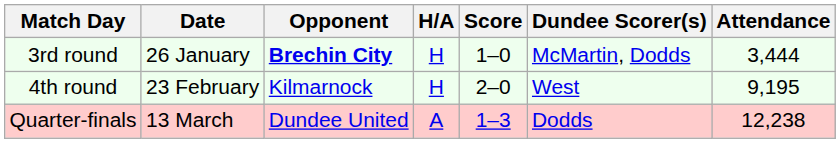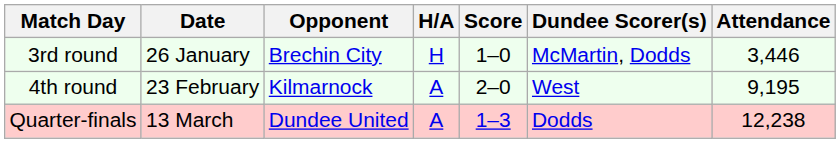(331, 54) bold -> (325, 54) normal
(773, 54) 3,444 -> (773, 54) 3,446
(436, 87) H -> (436, 87) A
